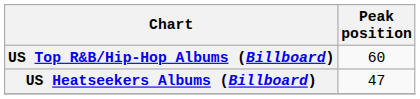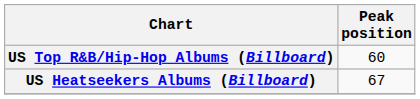(377, 81) 47 -> (377, 81) 67
